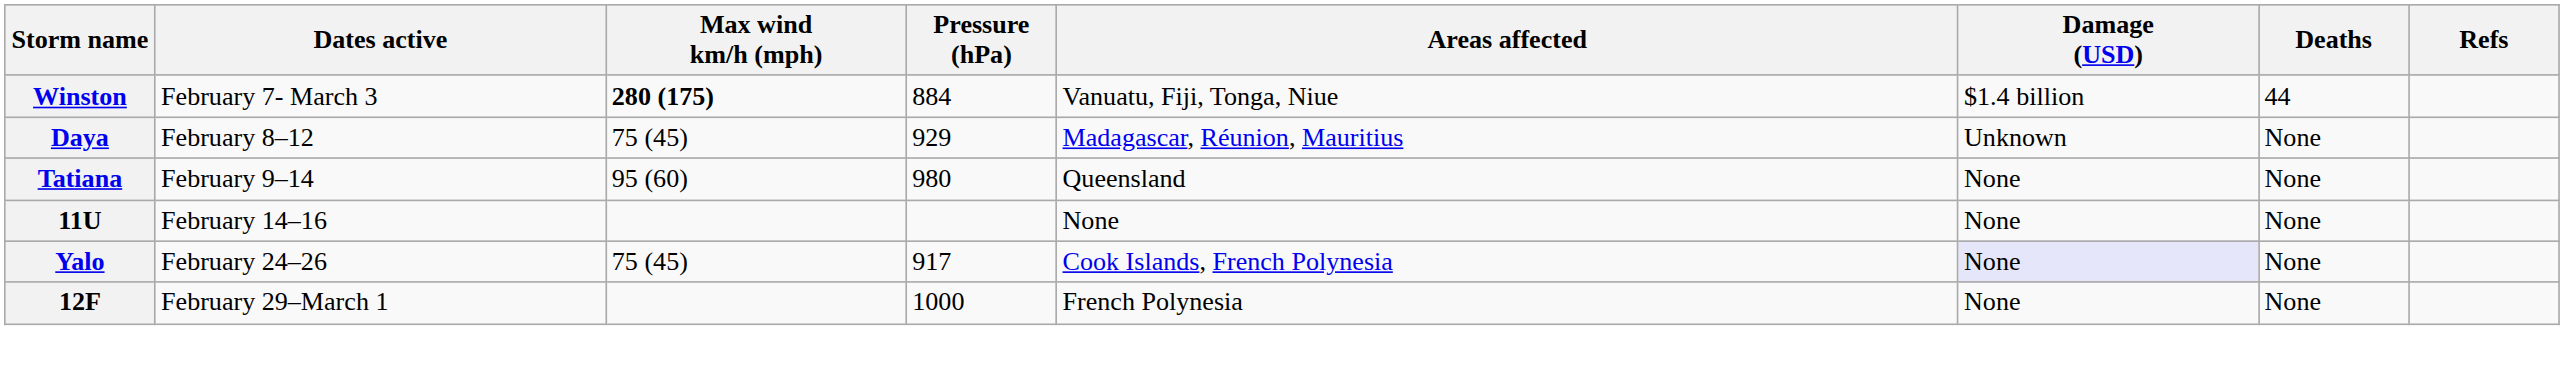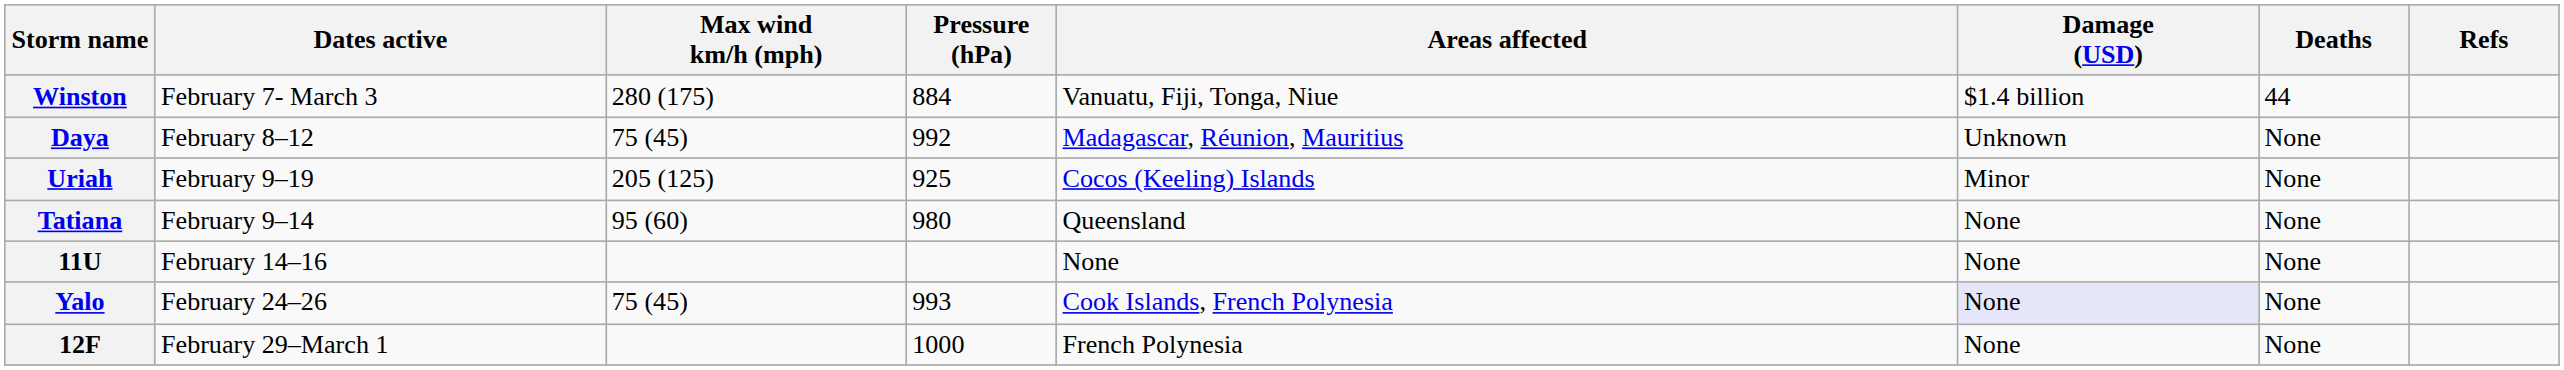(663, 95) bold -> (663, 95) normal
(932, 137) 929 -> (932, 137) 992
+ row: (80, 178)
(932, 261) 917 -> (932, 302) 993
